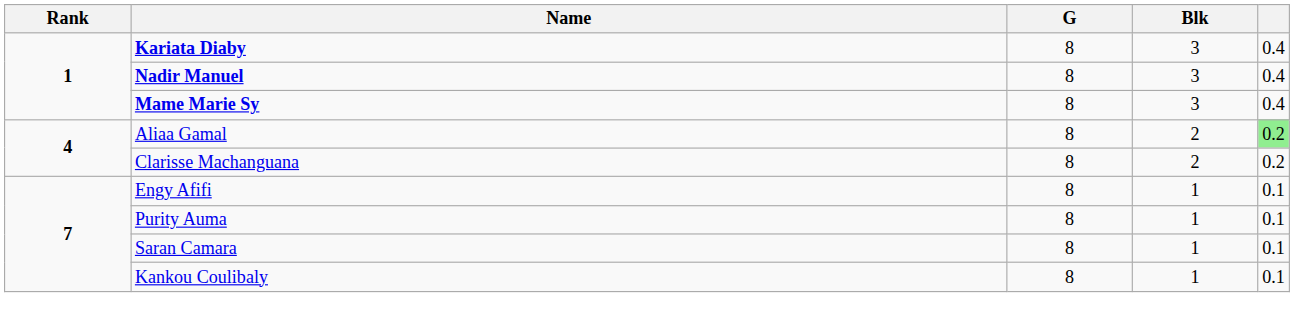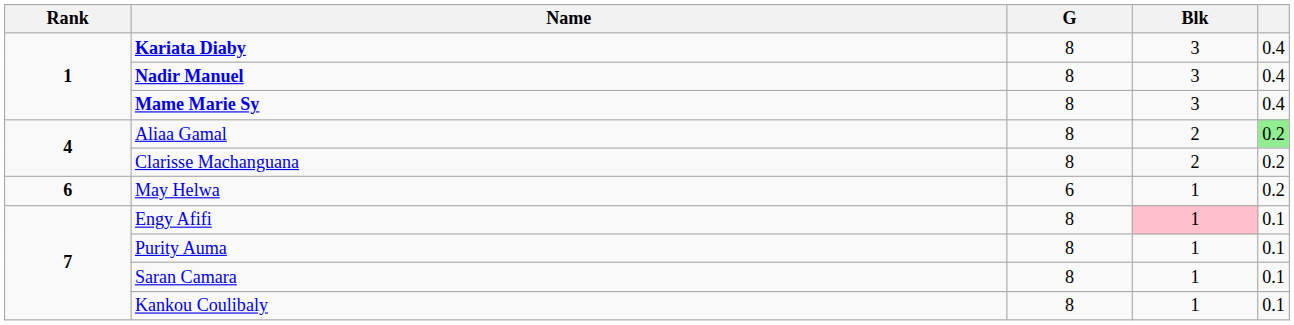+ row: (177, 190)
(1195, 190) no background -> (1195, 219) pink background
